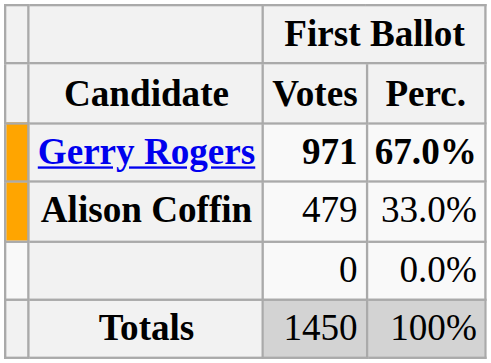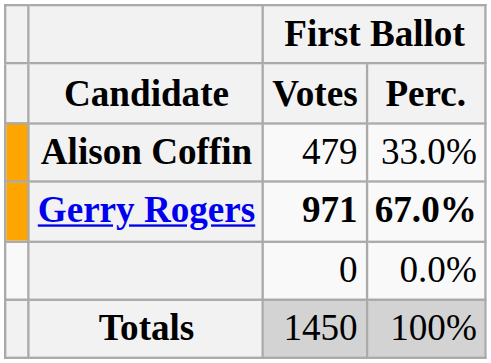rows swapped: (147, 151) <-> (146, 210)
